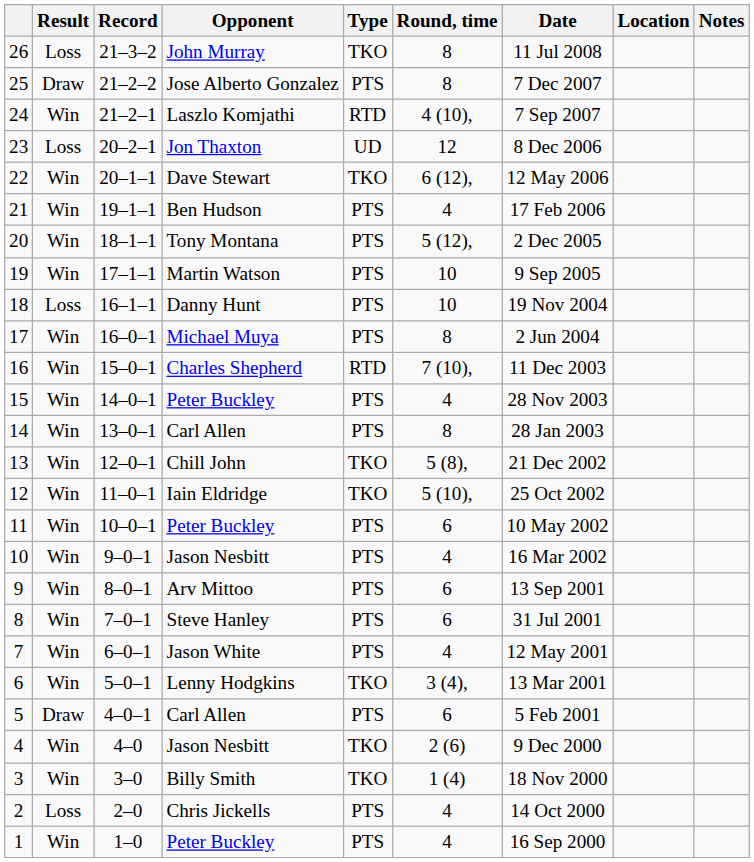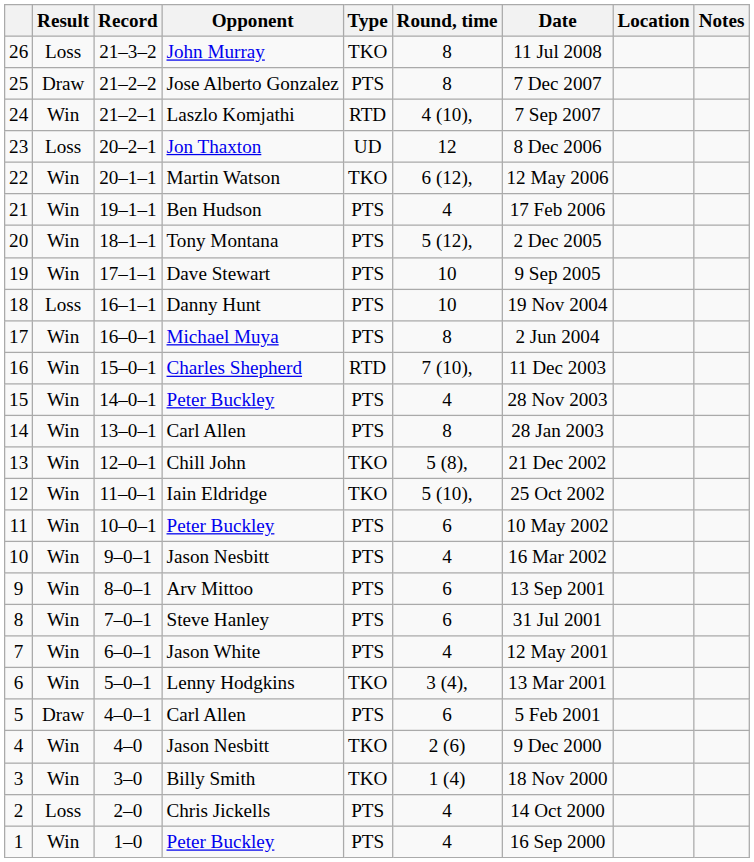(218, 178) Dave Stewart -> (223, 178) Martin Watson
(223, 273) Martin Watson -> (218, 273) Dave Stewart
